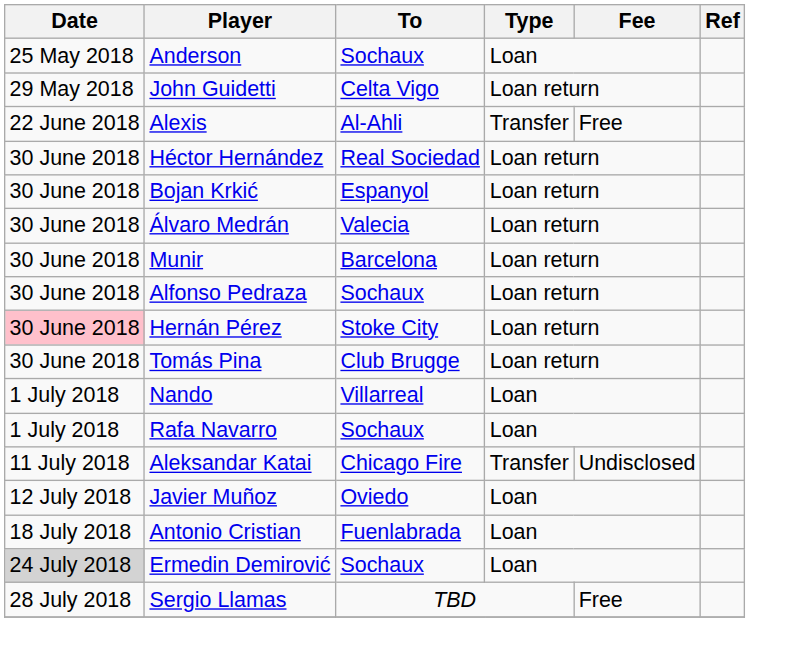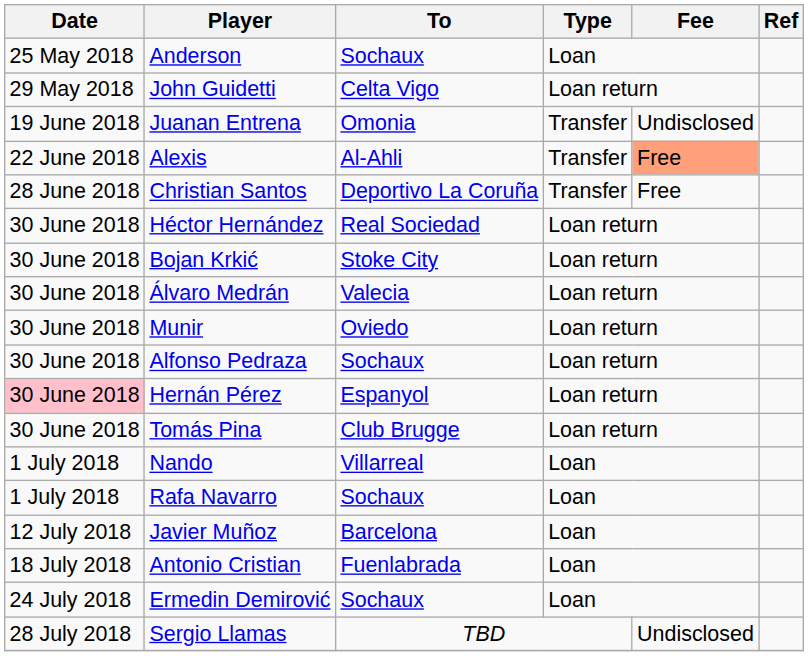+ row: (225, 123)
(601, 123) no background -> (659, 157) lightsalmon background
+ row: (228, 191)
(385, 191) Espanyol -> (389, 259) Stoke City
(389, 259) Barcelona -> (374, 327) Oviedo
(389, 327) Stoke City -> (385, 395) Espanyol
- row: (231, 463)
(374, 497) Oviedo -> (389, 531) Barcelona
(70, 565) lightgrey background -> (70, 599) no background
(601, 599) Free -> (695, 633) Undisclosed
